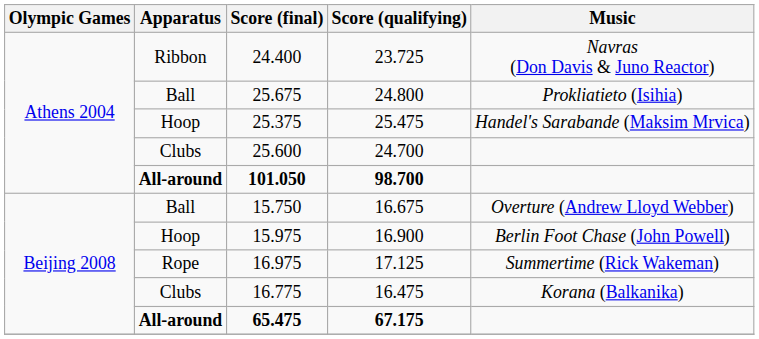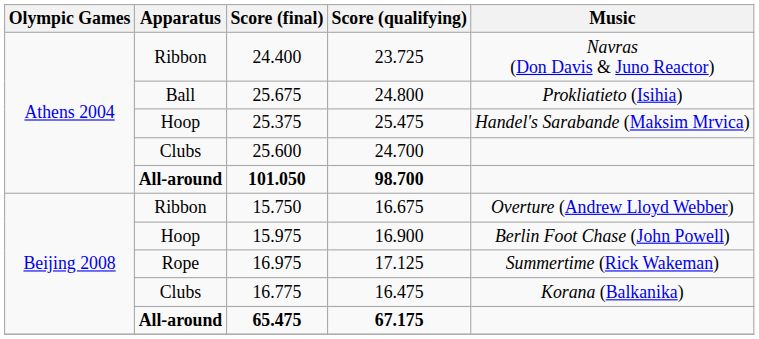(180, 207) Ball -> (180, 207) Ribbon
